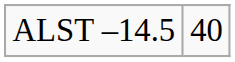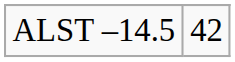(207, 30) 40 -> (207, 30) 42
